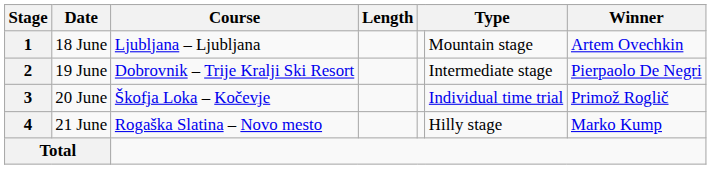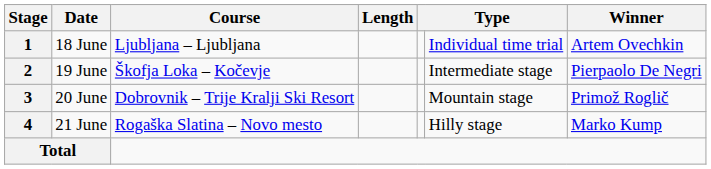(481, 44) Mountain stage -> (496, 44) Individual time trial
(235, 71) Dobrovnik – Trije Kralji Ski Resort -> (193, 71) Škofja Loka – Kočevje
(193, 97) Škofja Loka – Kočevje -> (235, 97) Dobrovnik – Trije Kralji Ski Resort
(496, 97) Individual time trial -> (481, 97) Mountain stage
